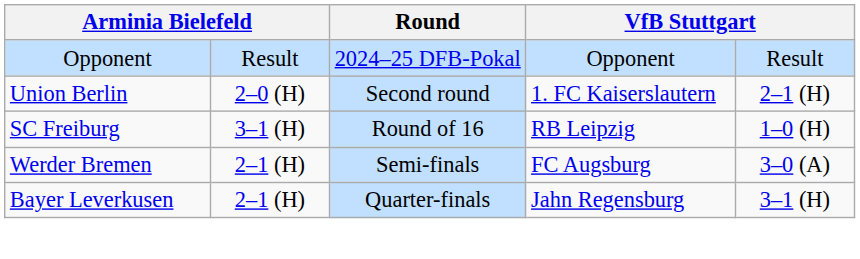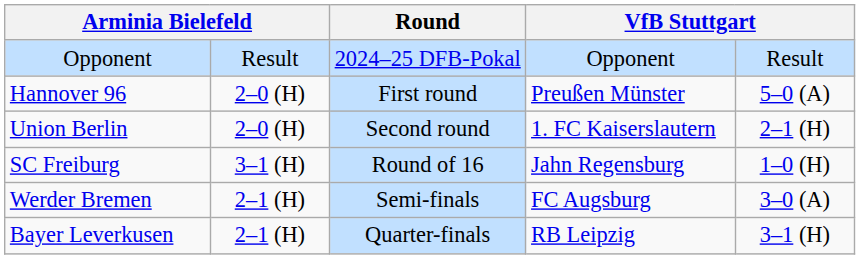+ row: (68, 93)
(583, 128) RB Leipzig -> (608, 164) Jahn Regensburg
(608, 199) Jahn Regensburg -> (583, 235) RB Leipzig
